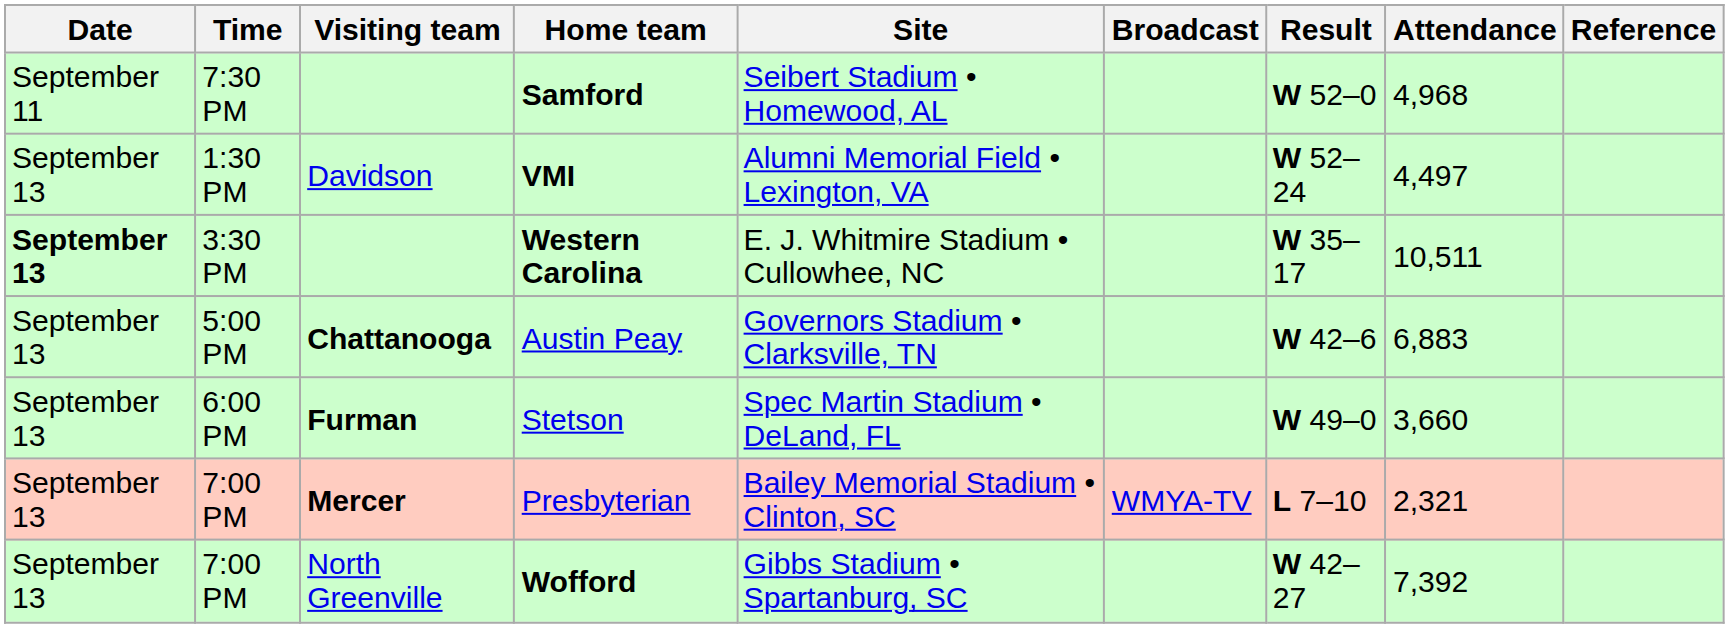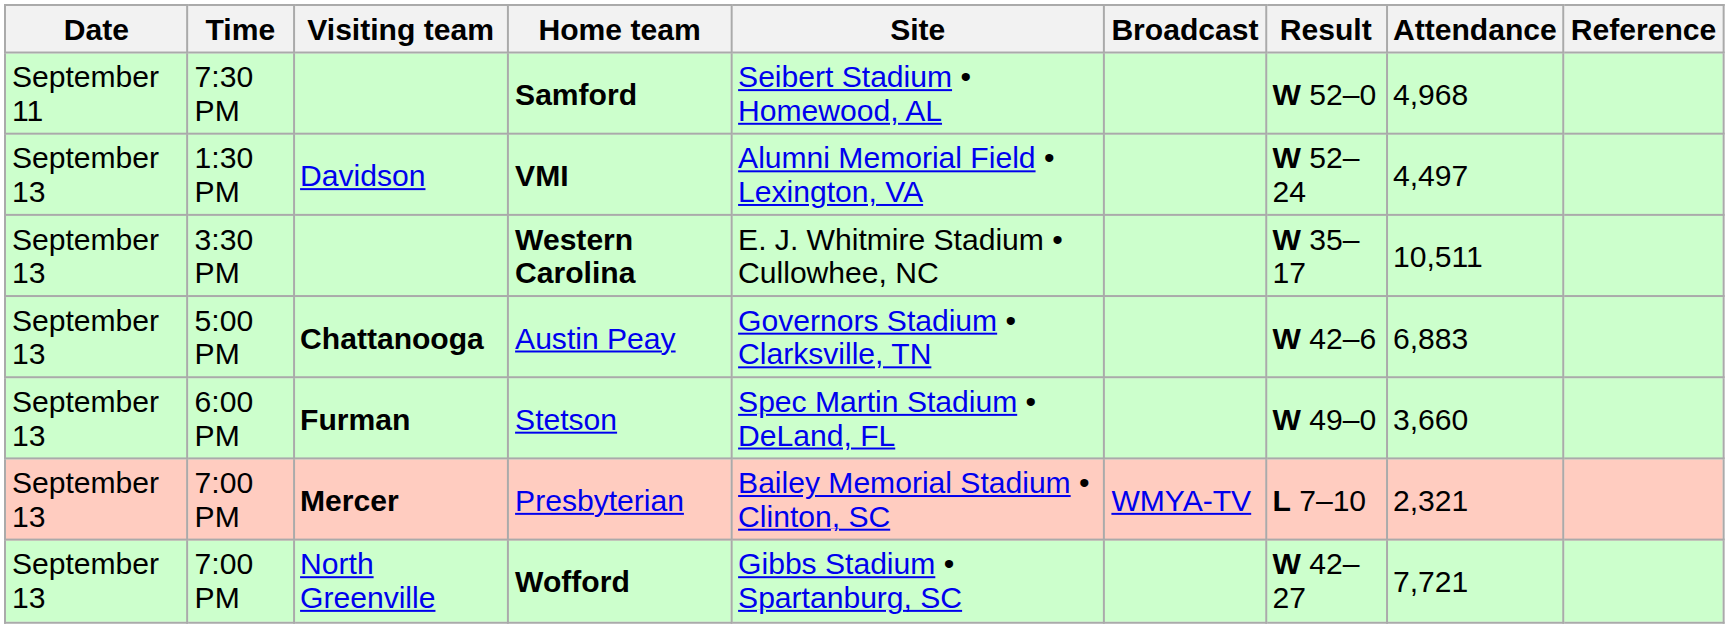(90, 256) bold -> (86, 256) normal
(1431, 581) 7,392 -> (1431, 581) 7,721
